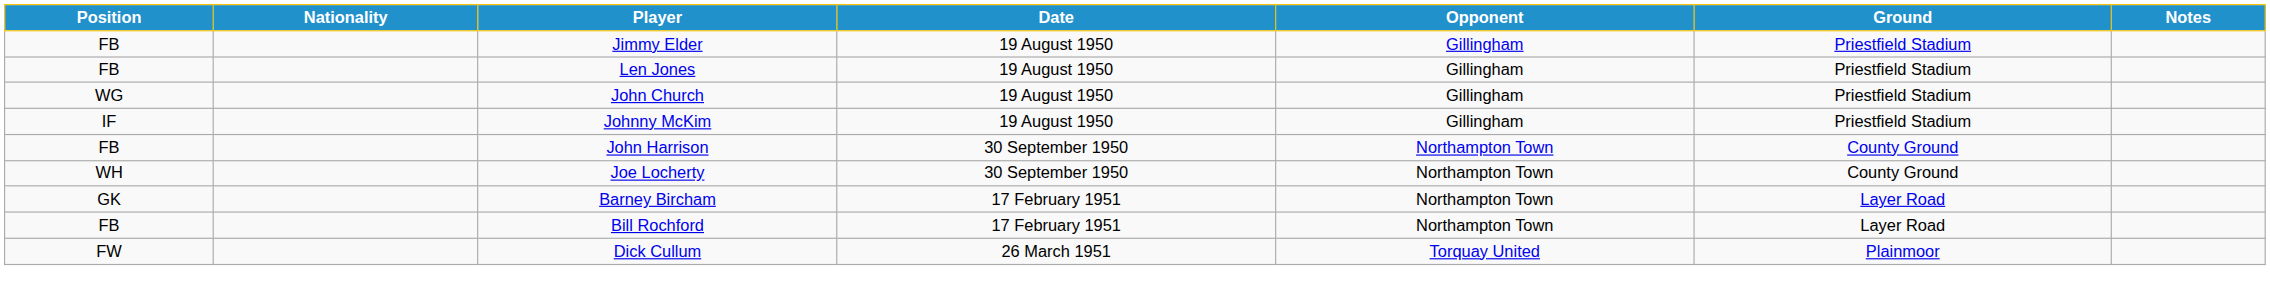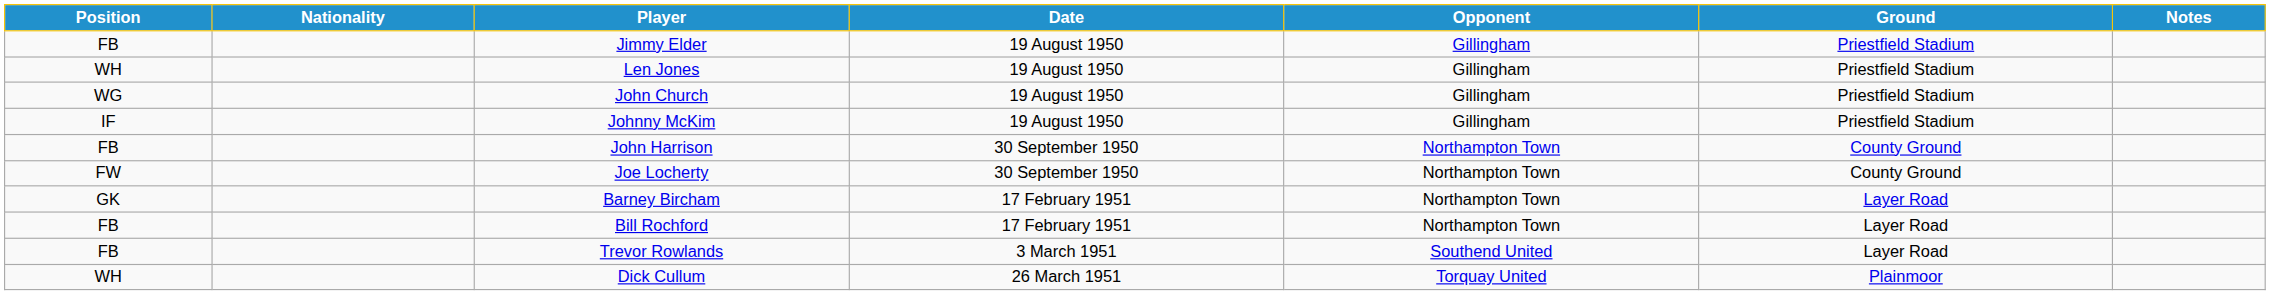(109, 70) FB -> (108, 70) WH
(109, 174) WH -> (108, 174) FW
+ row: (662, 251)
(109, 251) FW -> (108, 277) WH
